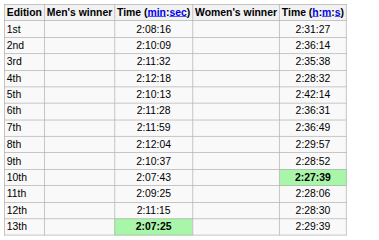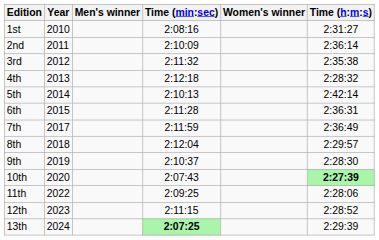+ column: (58, 12)
(313, 161) 2:28:52 -> (341, 161) 2:28:30
(313, 210) 2:28:30 -> (341, 210) 2:28:52
